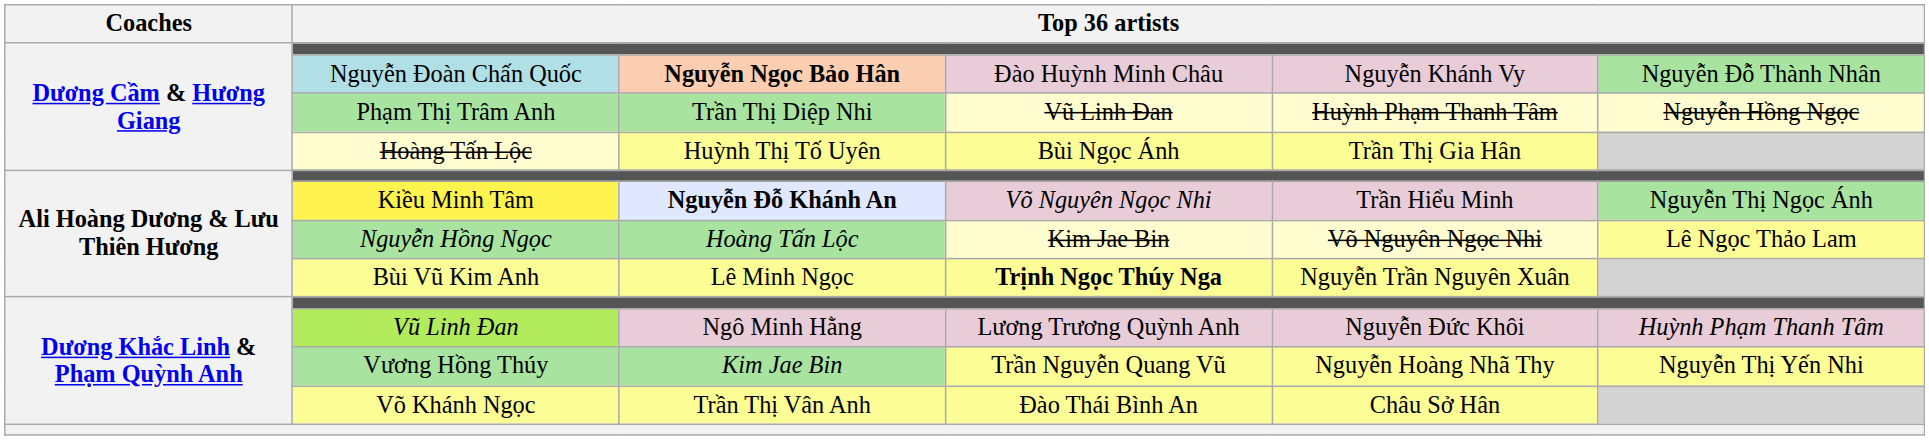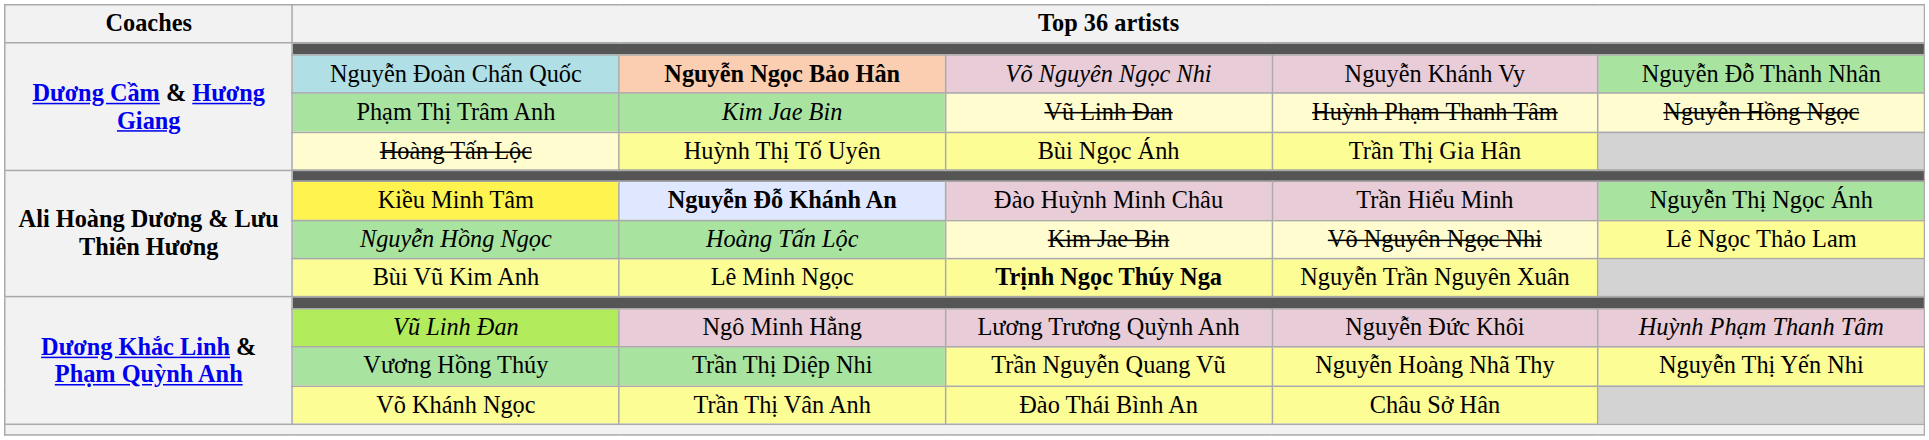(1109, 73) Đào Huỳnh Minh Châu -> (1109, 73) Võ Nguyên Ngọc Nhi
(782, 112) Trần Thị Diệp Nhi -> (782, 112) Kim Jae Bin
(1109, 200) Võ Nguyên Ngọc Nhi -> (1109, 200) Đào Huỳnh Minh Châu
(782, 365) Kim Jae Bin -> (782, 365) Trần Thị Diệp Nhi
